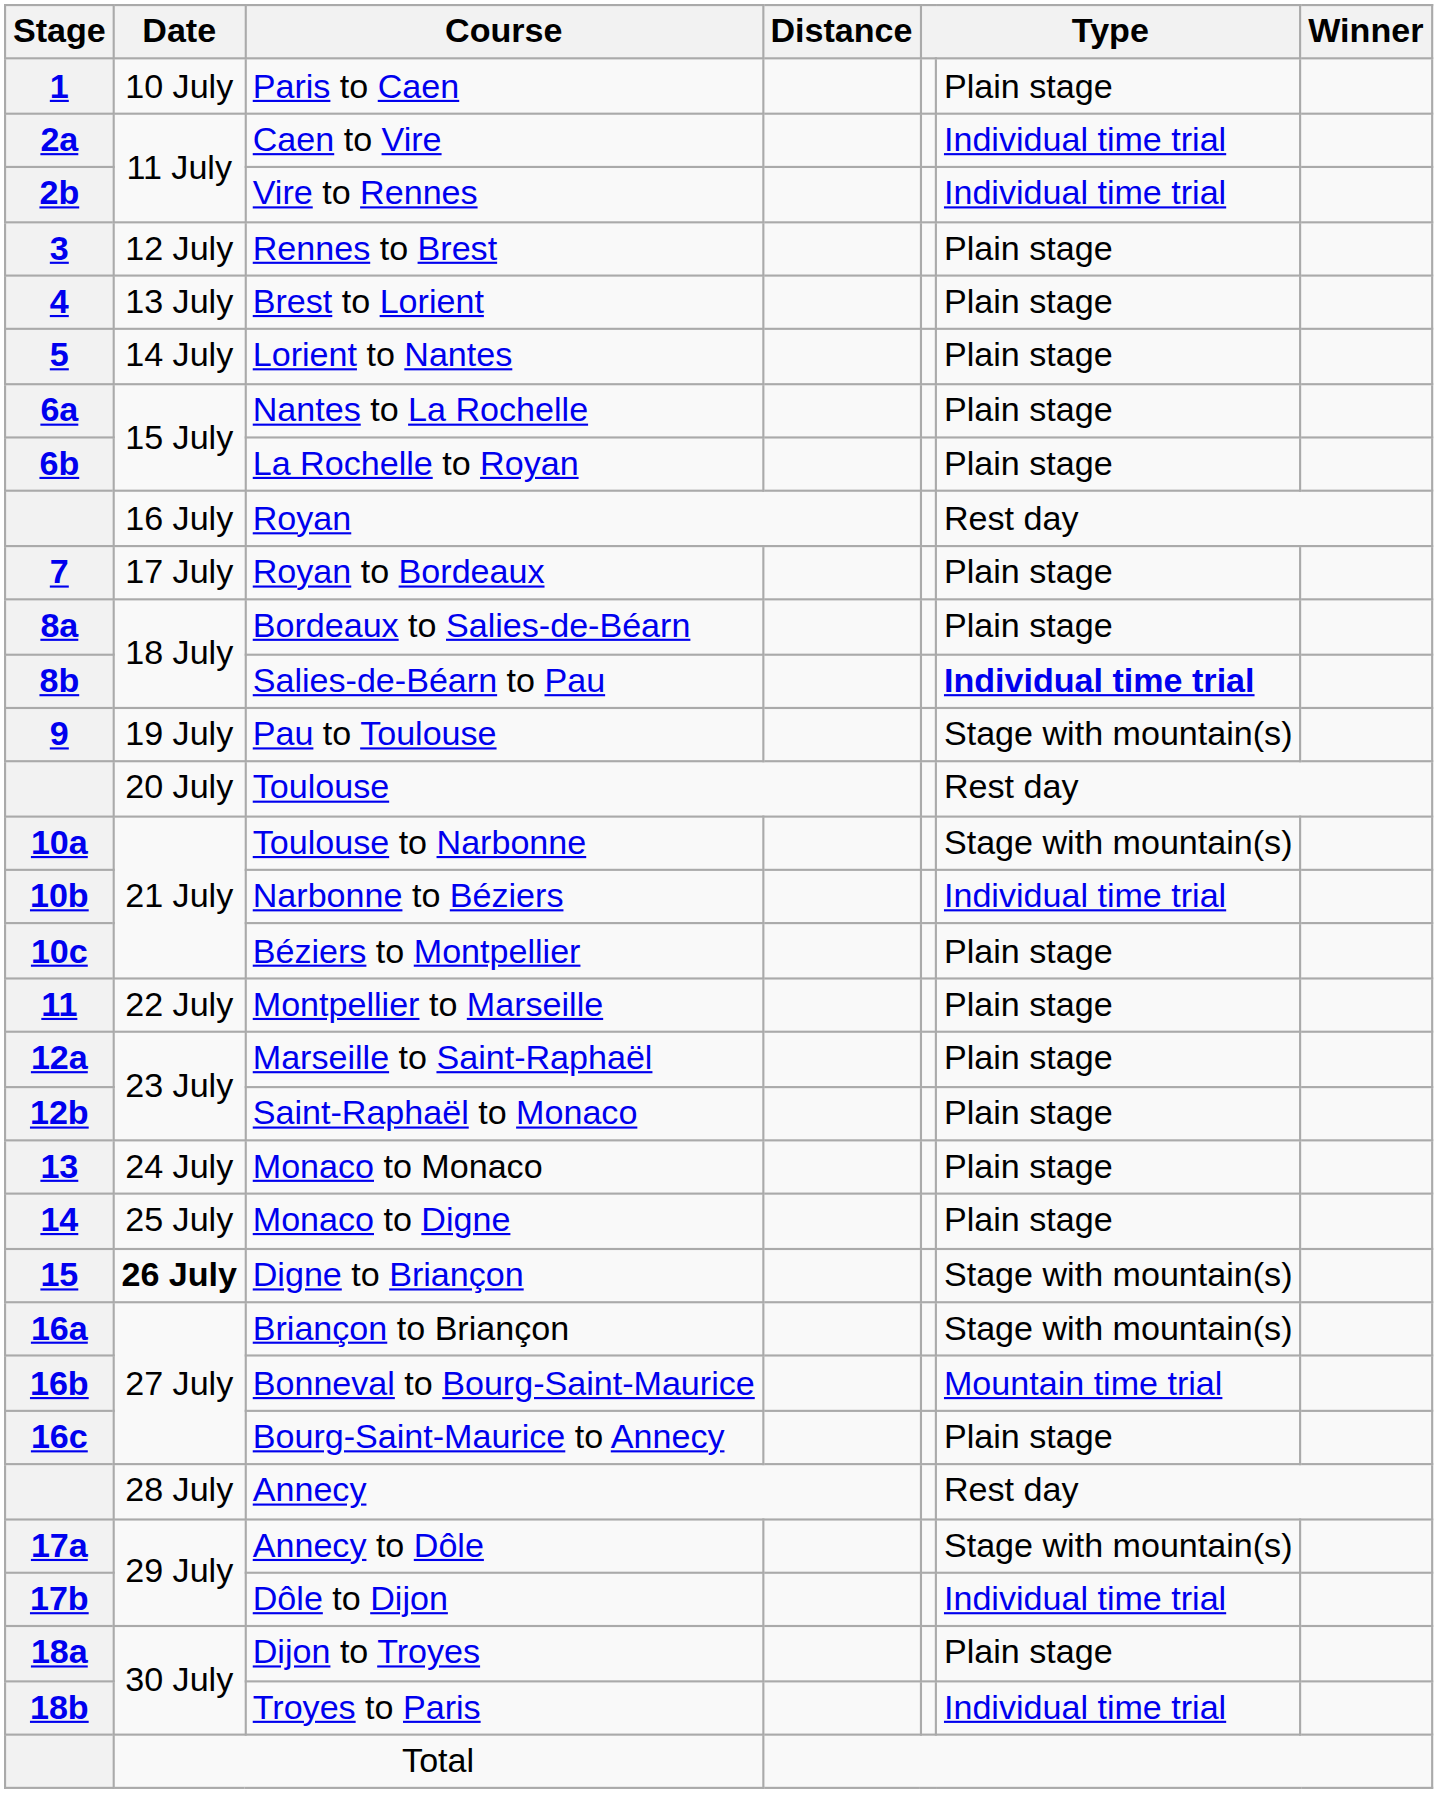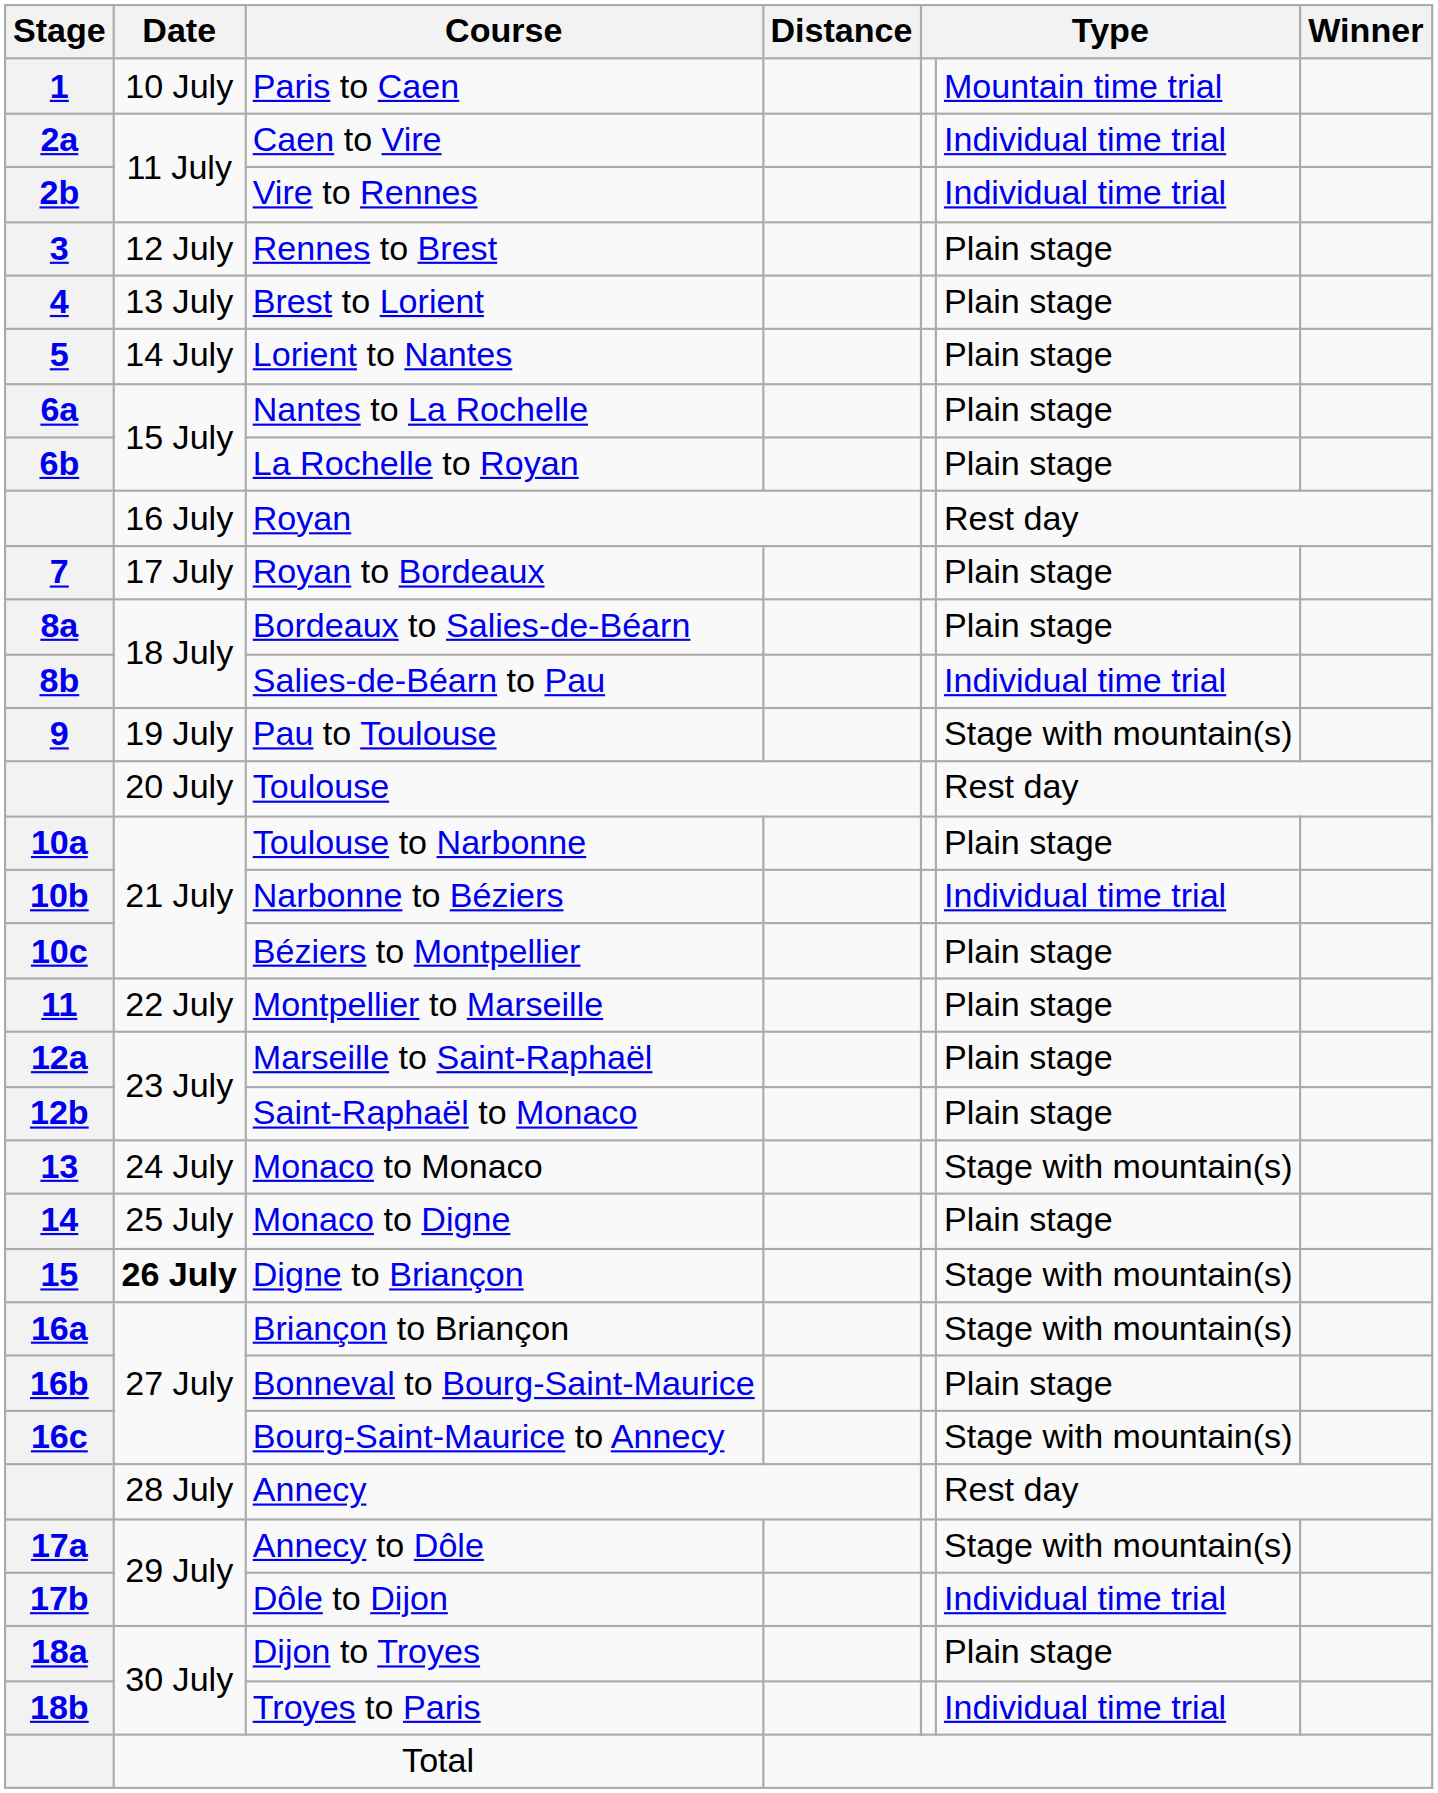(1028, 85) Plain stage -> (1083, 85) Mountain time trial
(1099, 680) bold -> (1085, 680) normal
(1118, 842) Stage with mountain(s) -> (1028, 842) Plain stage
(1028, 1166) Plain stage -> (1118, 1166) Stage with mountain(s)
(1083, 1382) Mountain time trial -> (1028, 1382) Plain stage
(1028, 1436) Plain stage -> (1118, 1436) Stage with mountain(s)
